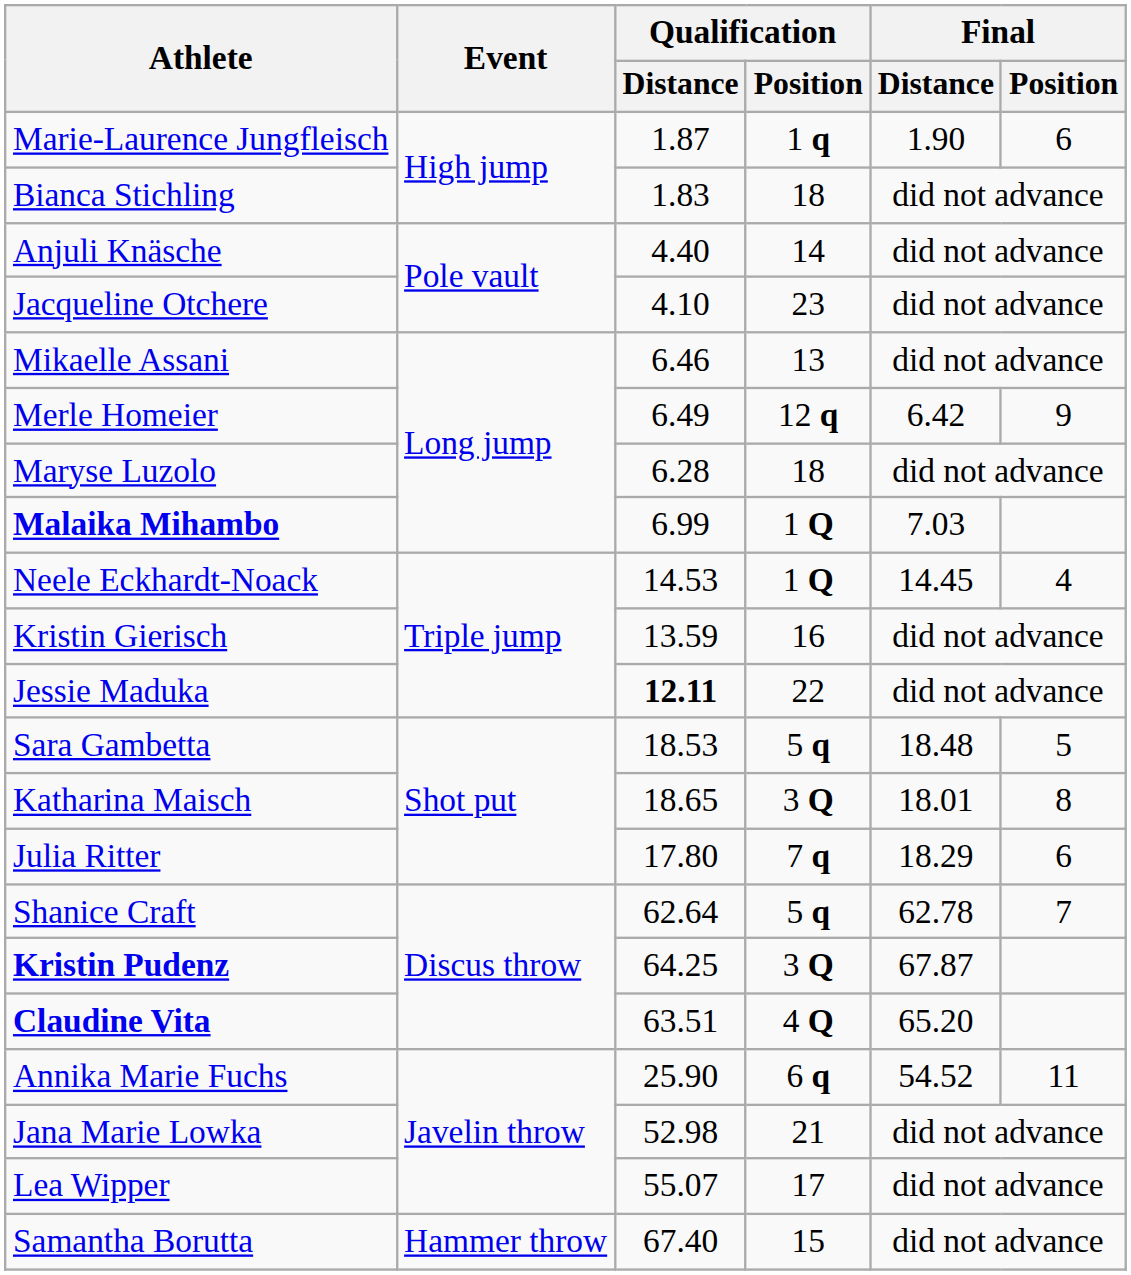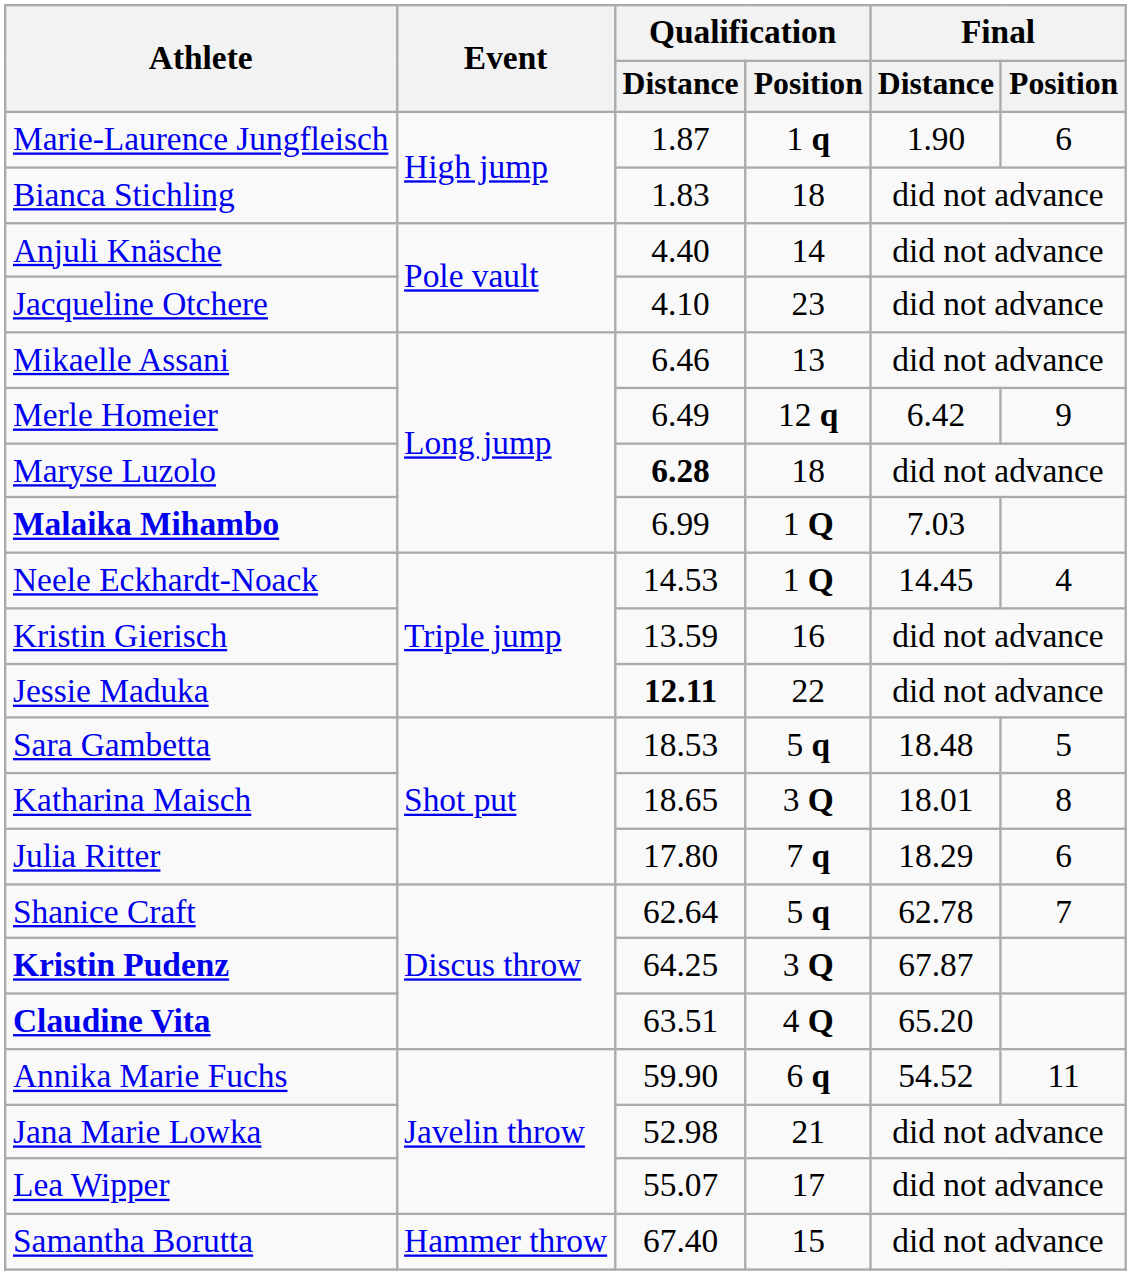(681, 470) normal -> (681, 470) bold
(681, 1076) 25.90 -> (681, 1076) 59.90
